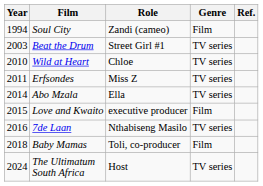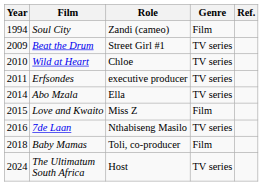(17, 45) 2003 -> (17, 45) 2009
(123, 78) Miss Z -> (148, 78) executive producer
(148, 111) executive producer -> (123, 111) Miss Z
